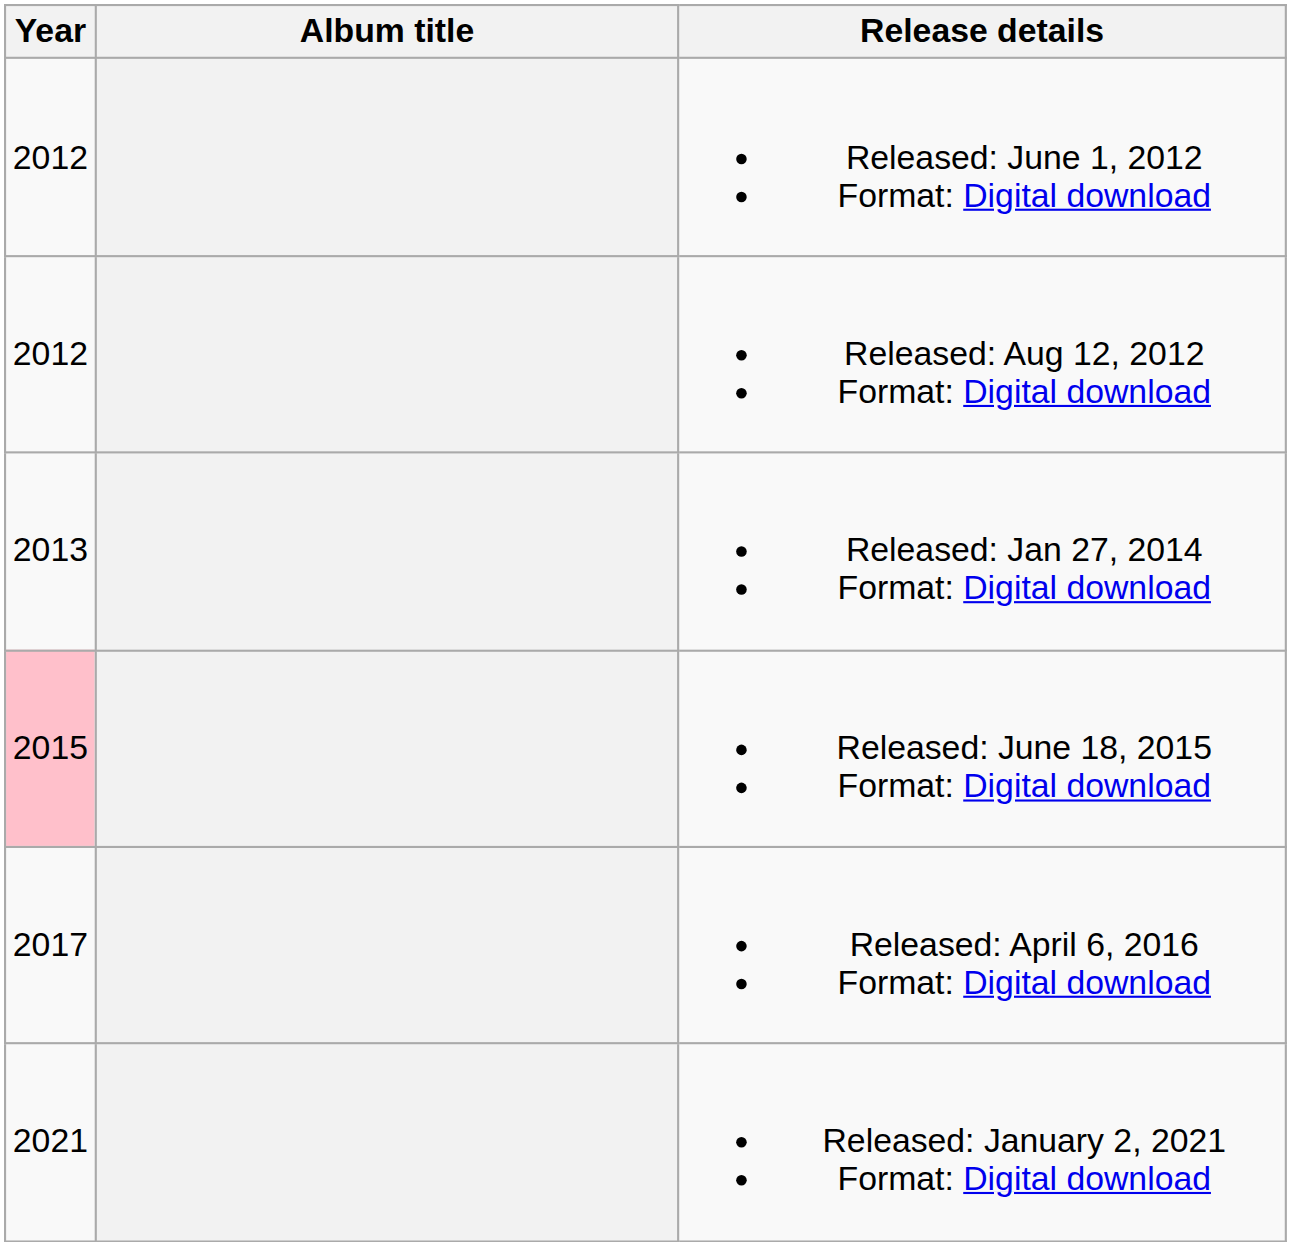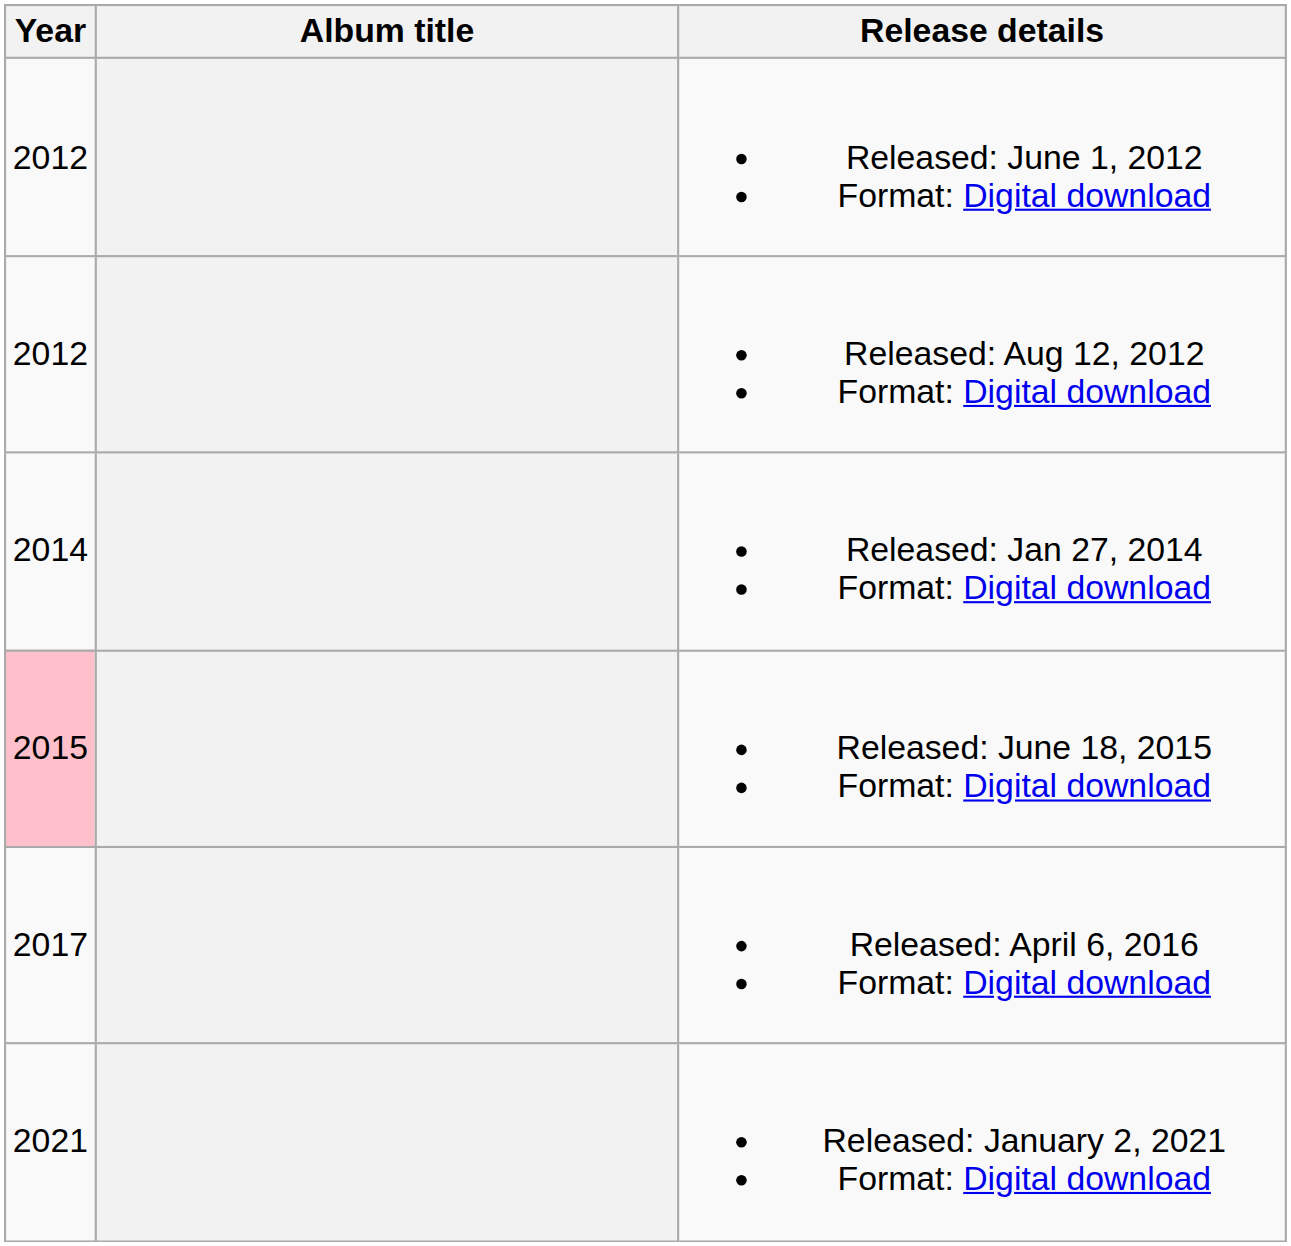(50, 550) 2013 -> (50, 550) 2014
